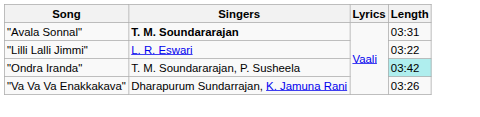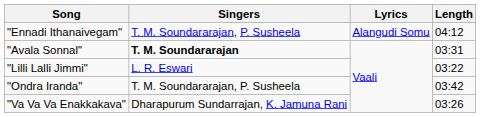+ row: (65, 32)
(405, 68) paleturquoise background -> (449, 86) no background
